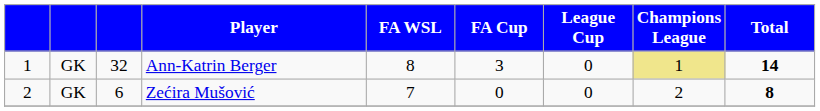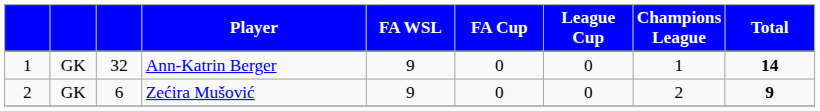(410, 65) 8 -> (410, 65) 9
(499, 65) 3 -> (499, 65) 0
(679, 65) khaki background -> (679, 65) no background
(410, 92) 7 -> (410, 92) 9
(770, 92) 8 -> (770, 92) 9
